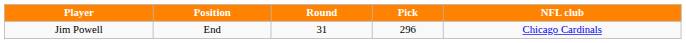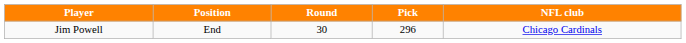(322, 30) 31 -> (322, 30) 30
